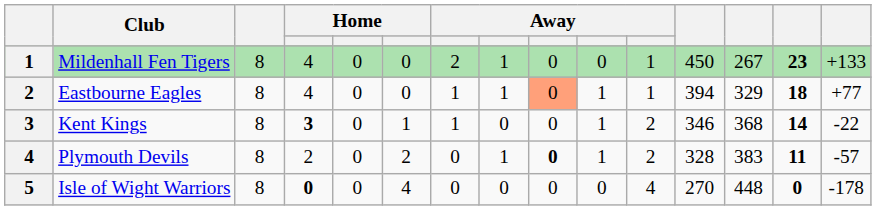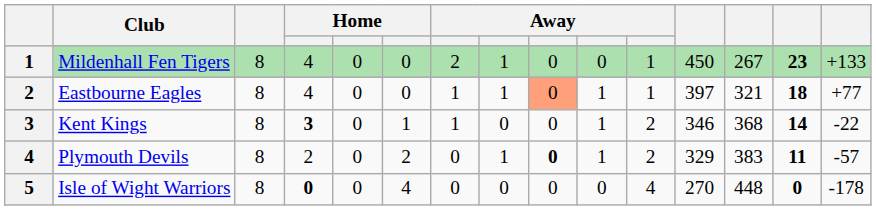(700, 92) 394 -> (700, 92) 397
(748, 92) 329 -> (748, 92) 321
(700, 156) 328 -> (700, 156) 329
